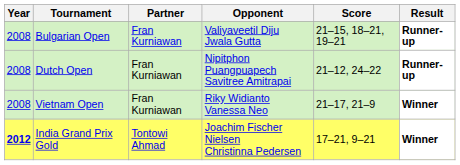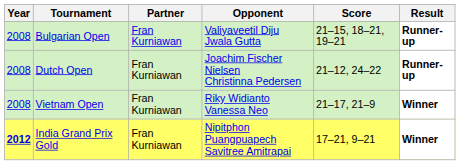(248, 71) Nipitphon Puangpuapech Savitree Amitrapai -> (253, 71) Joachim Fischer Nielsen Christinna Pedersen
(149, 140) Tontowi Ahmad -> (157, 140) Fran Kurniawan
(253, 140) Joachim Fischer Nielsen Christinna Pedersen -> (248, 140) Nipitphon Puangpuapech Savitree Amitrapai
